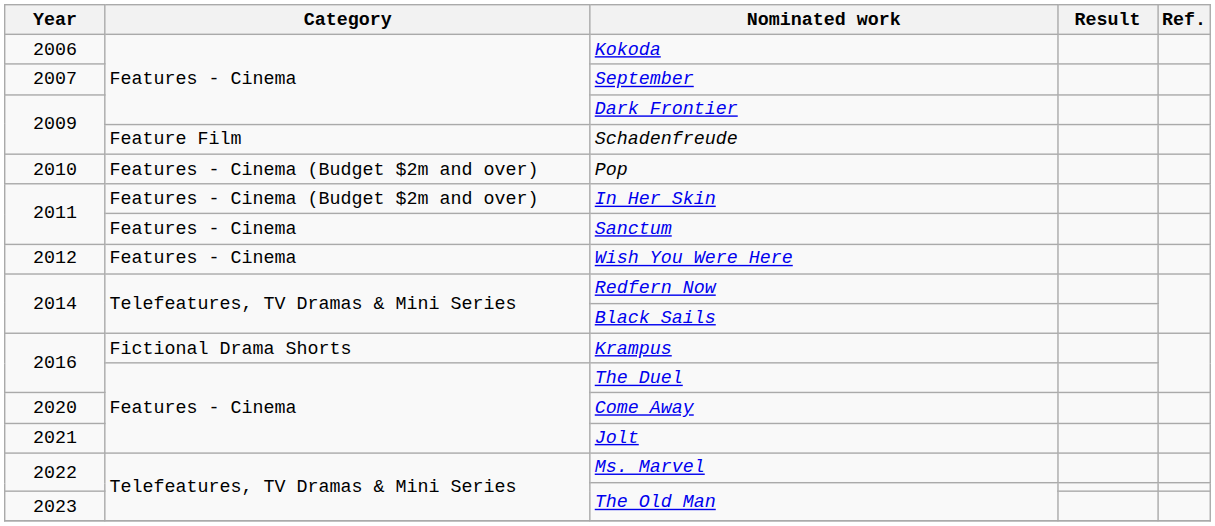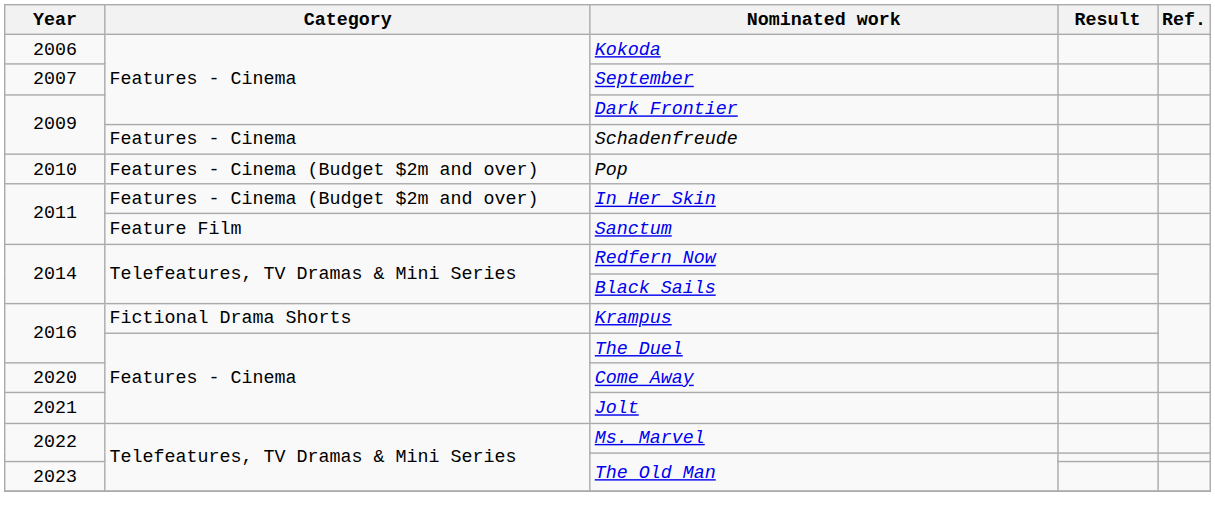(175, 139) Feature Film -> (203, 139) Features - Cinema
(203, 229) Features - Cinema -> (175, 229) Feature Film
- row: (55, 259)
